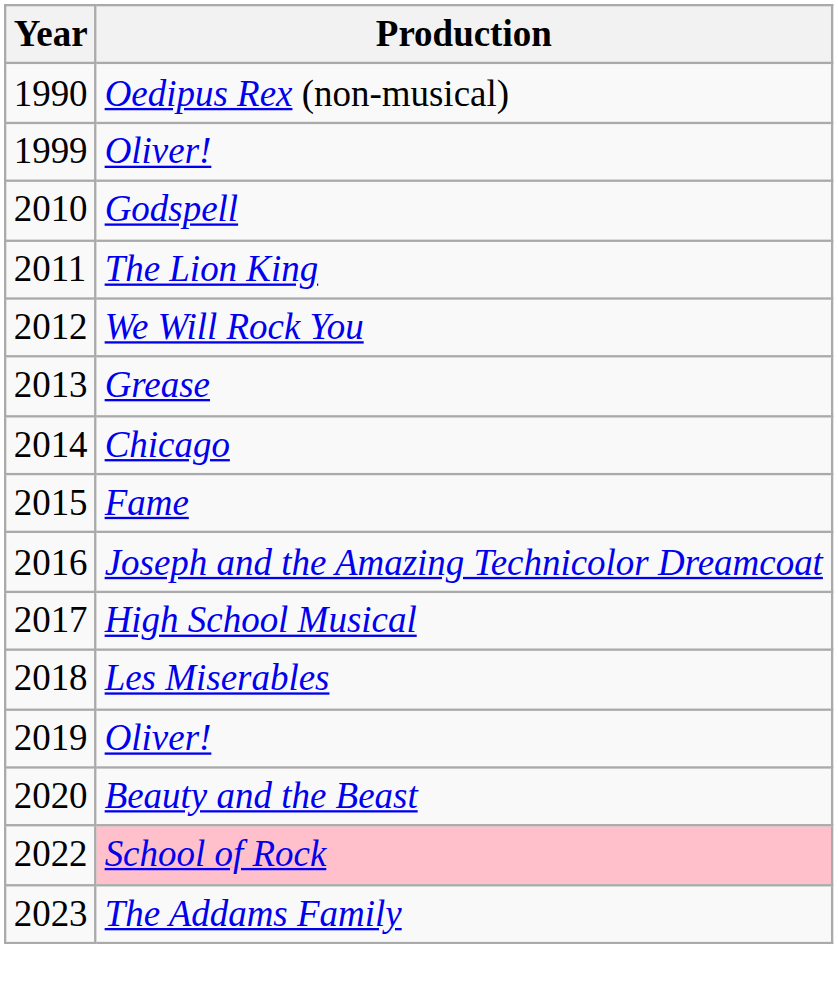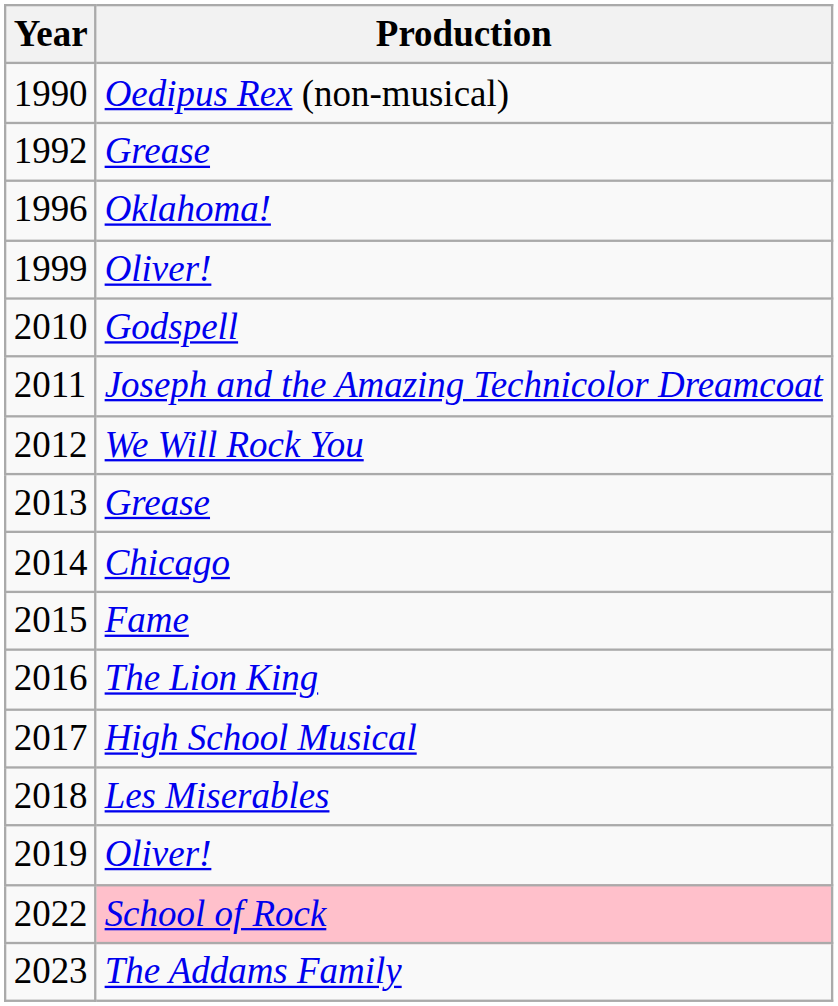+ row: (51, 151)
+ row: (51, 209)
(211, 268) The Lion King -> (464, 385) Joseph and the Amazing Technicolor Dreamcoat
(464, 561) Joseph and the Amazing Technicolor Dreamcoat -> (211, 678) The Lion King
- row: (51, 795)
